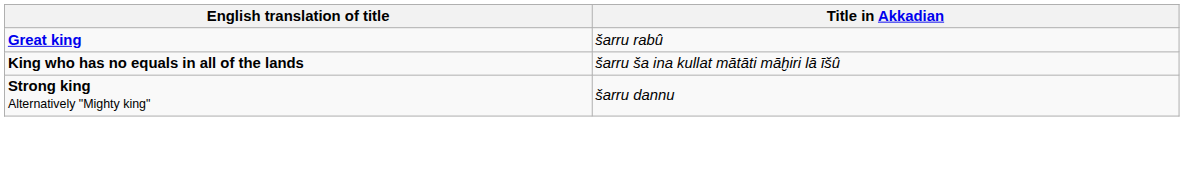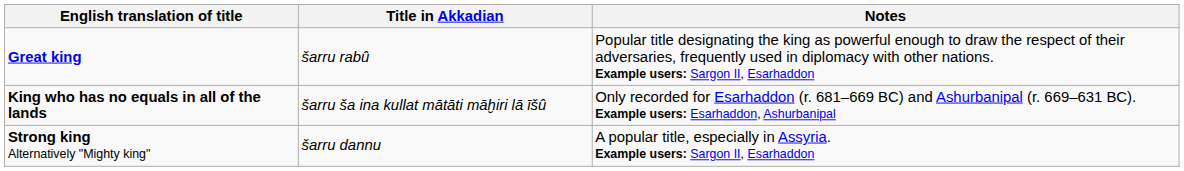+ column: (885, 16)
